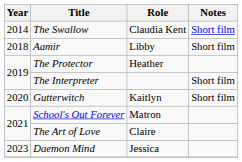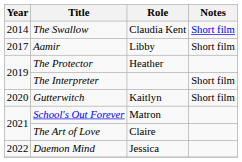(18, 47) 2018 -> (18, 47) 2017
(18, 149) 2023 -> (18, 149) 2022
